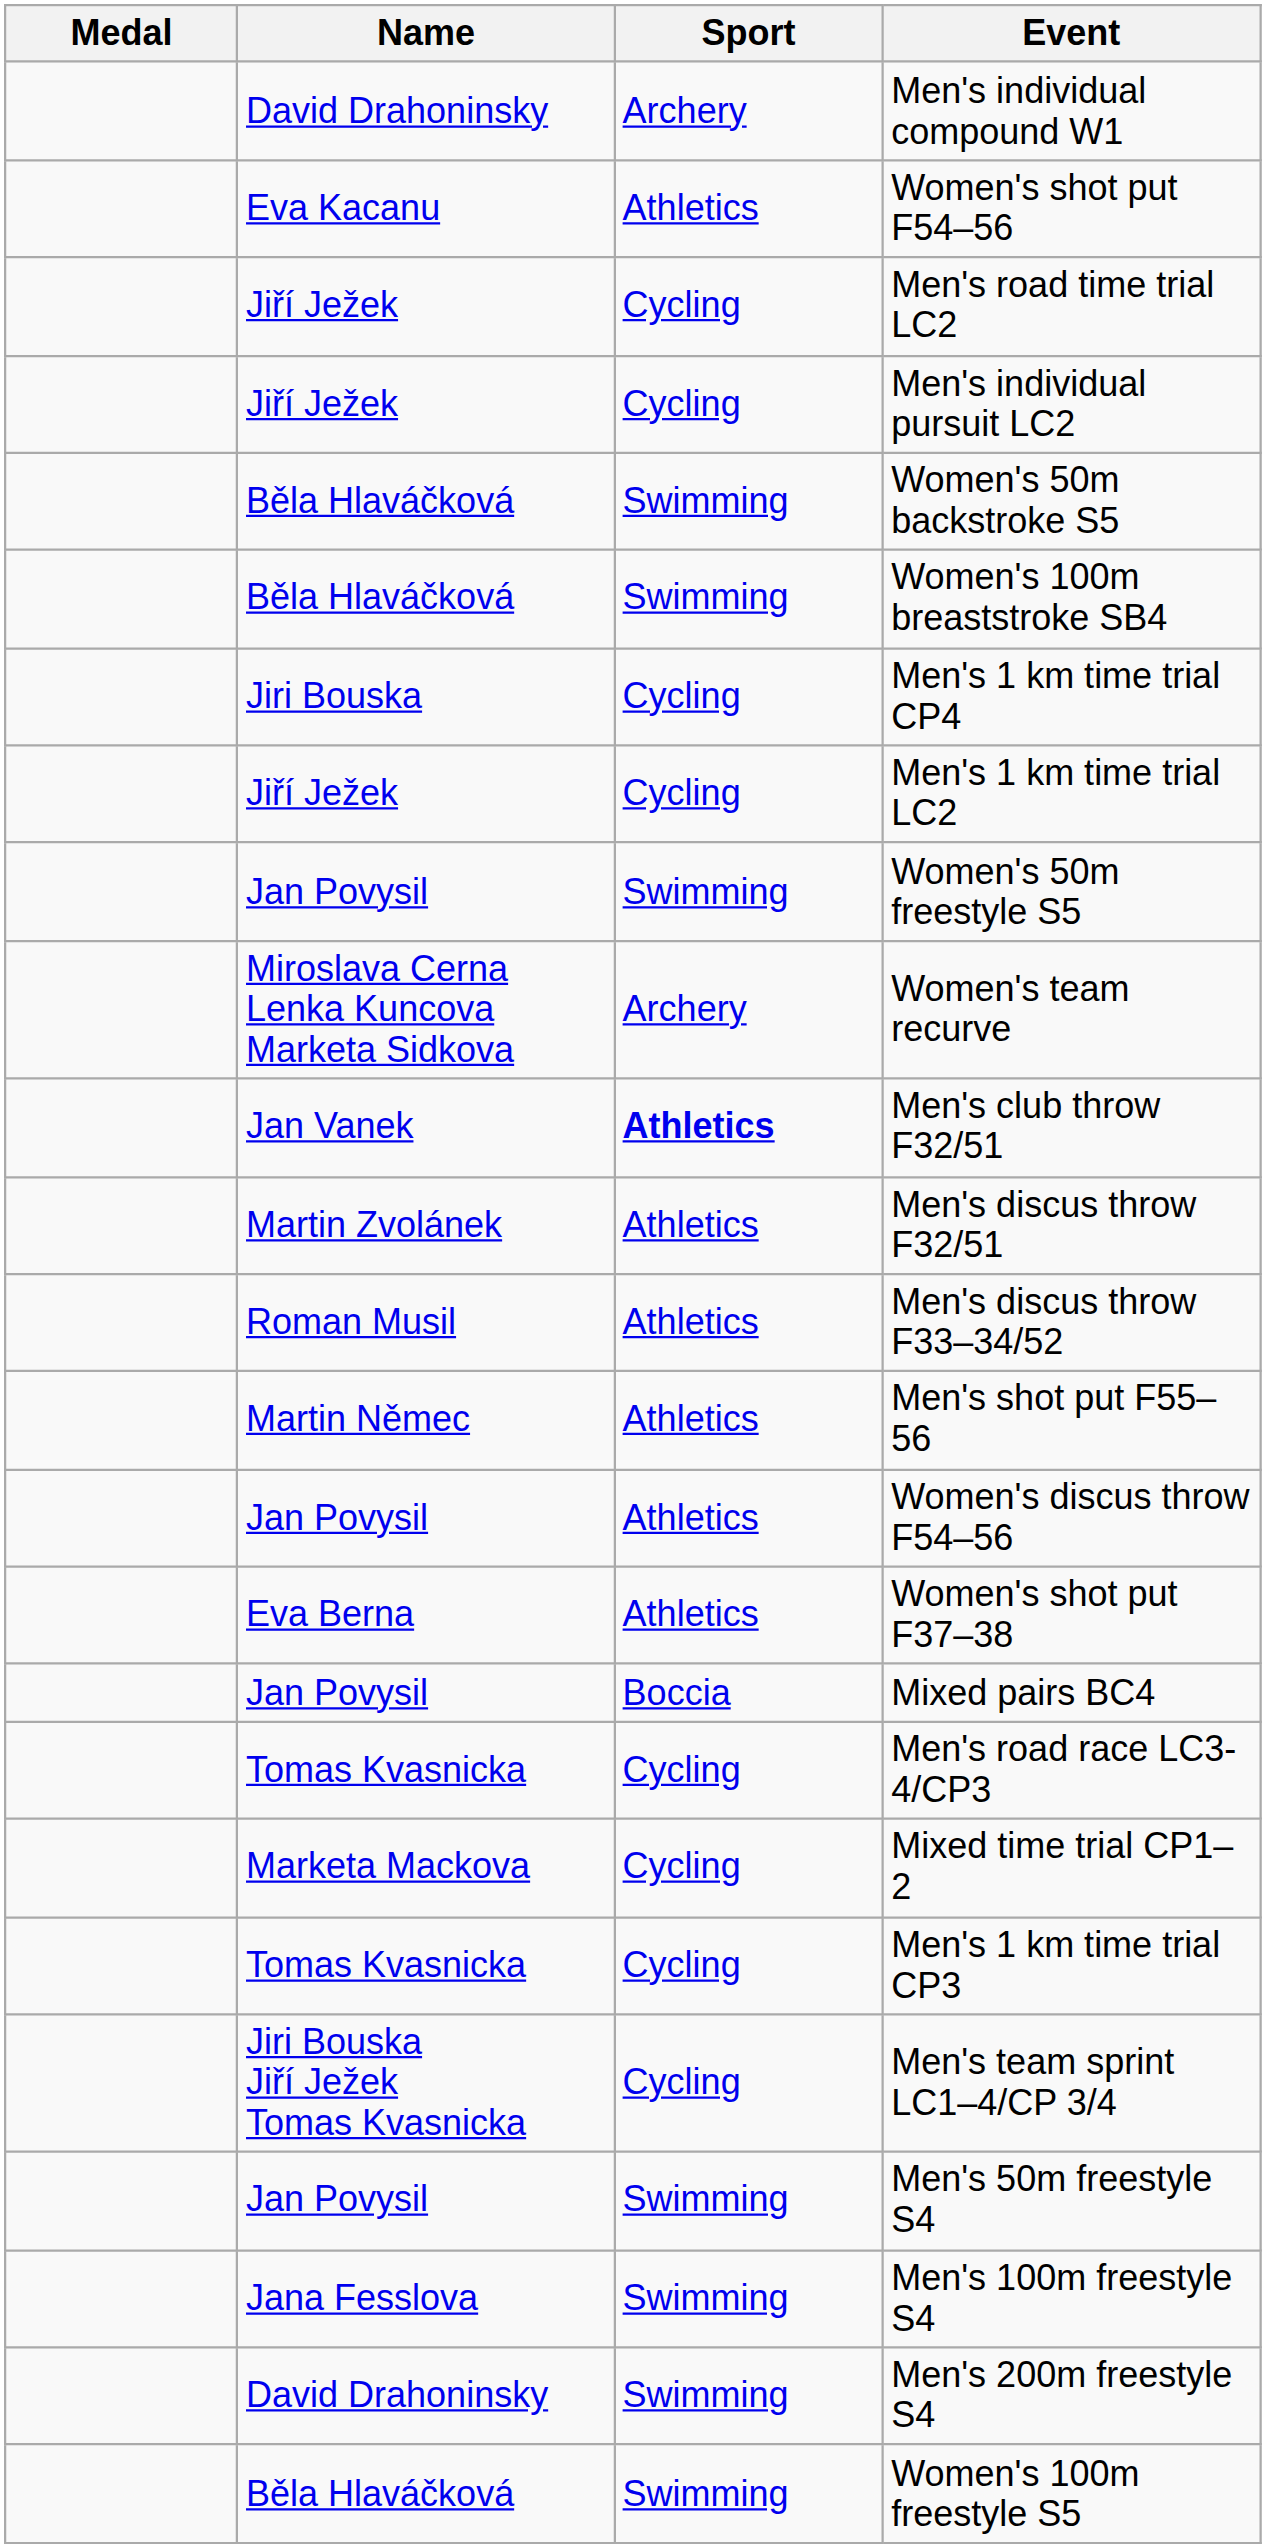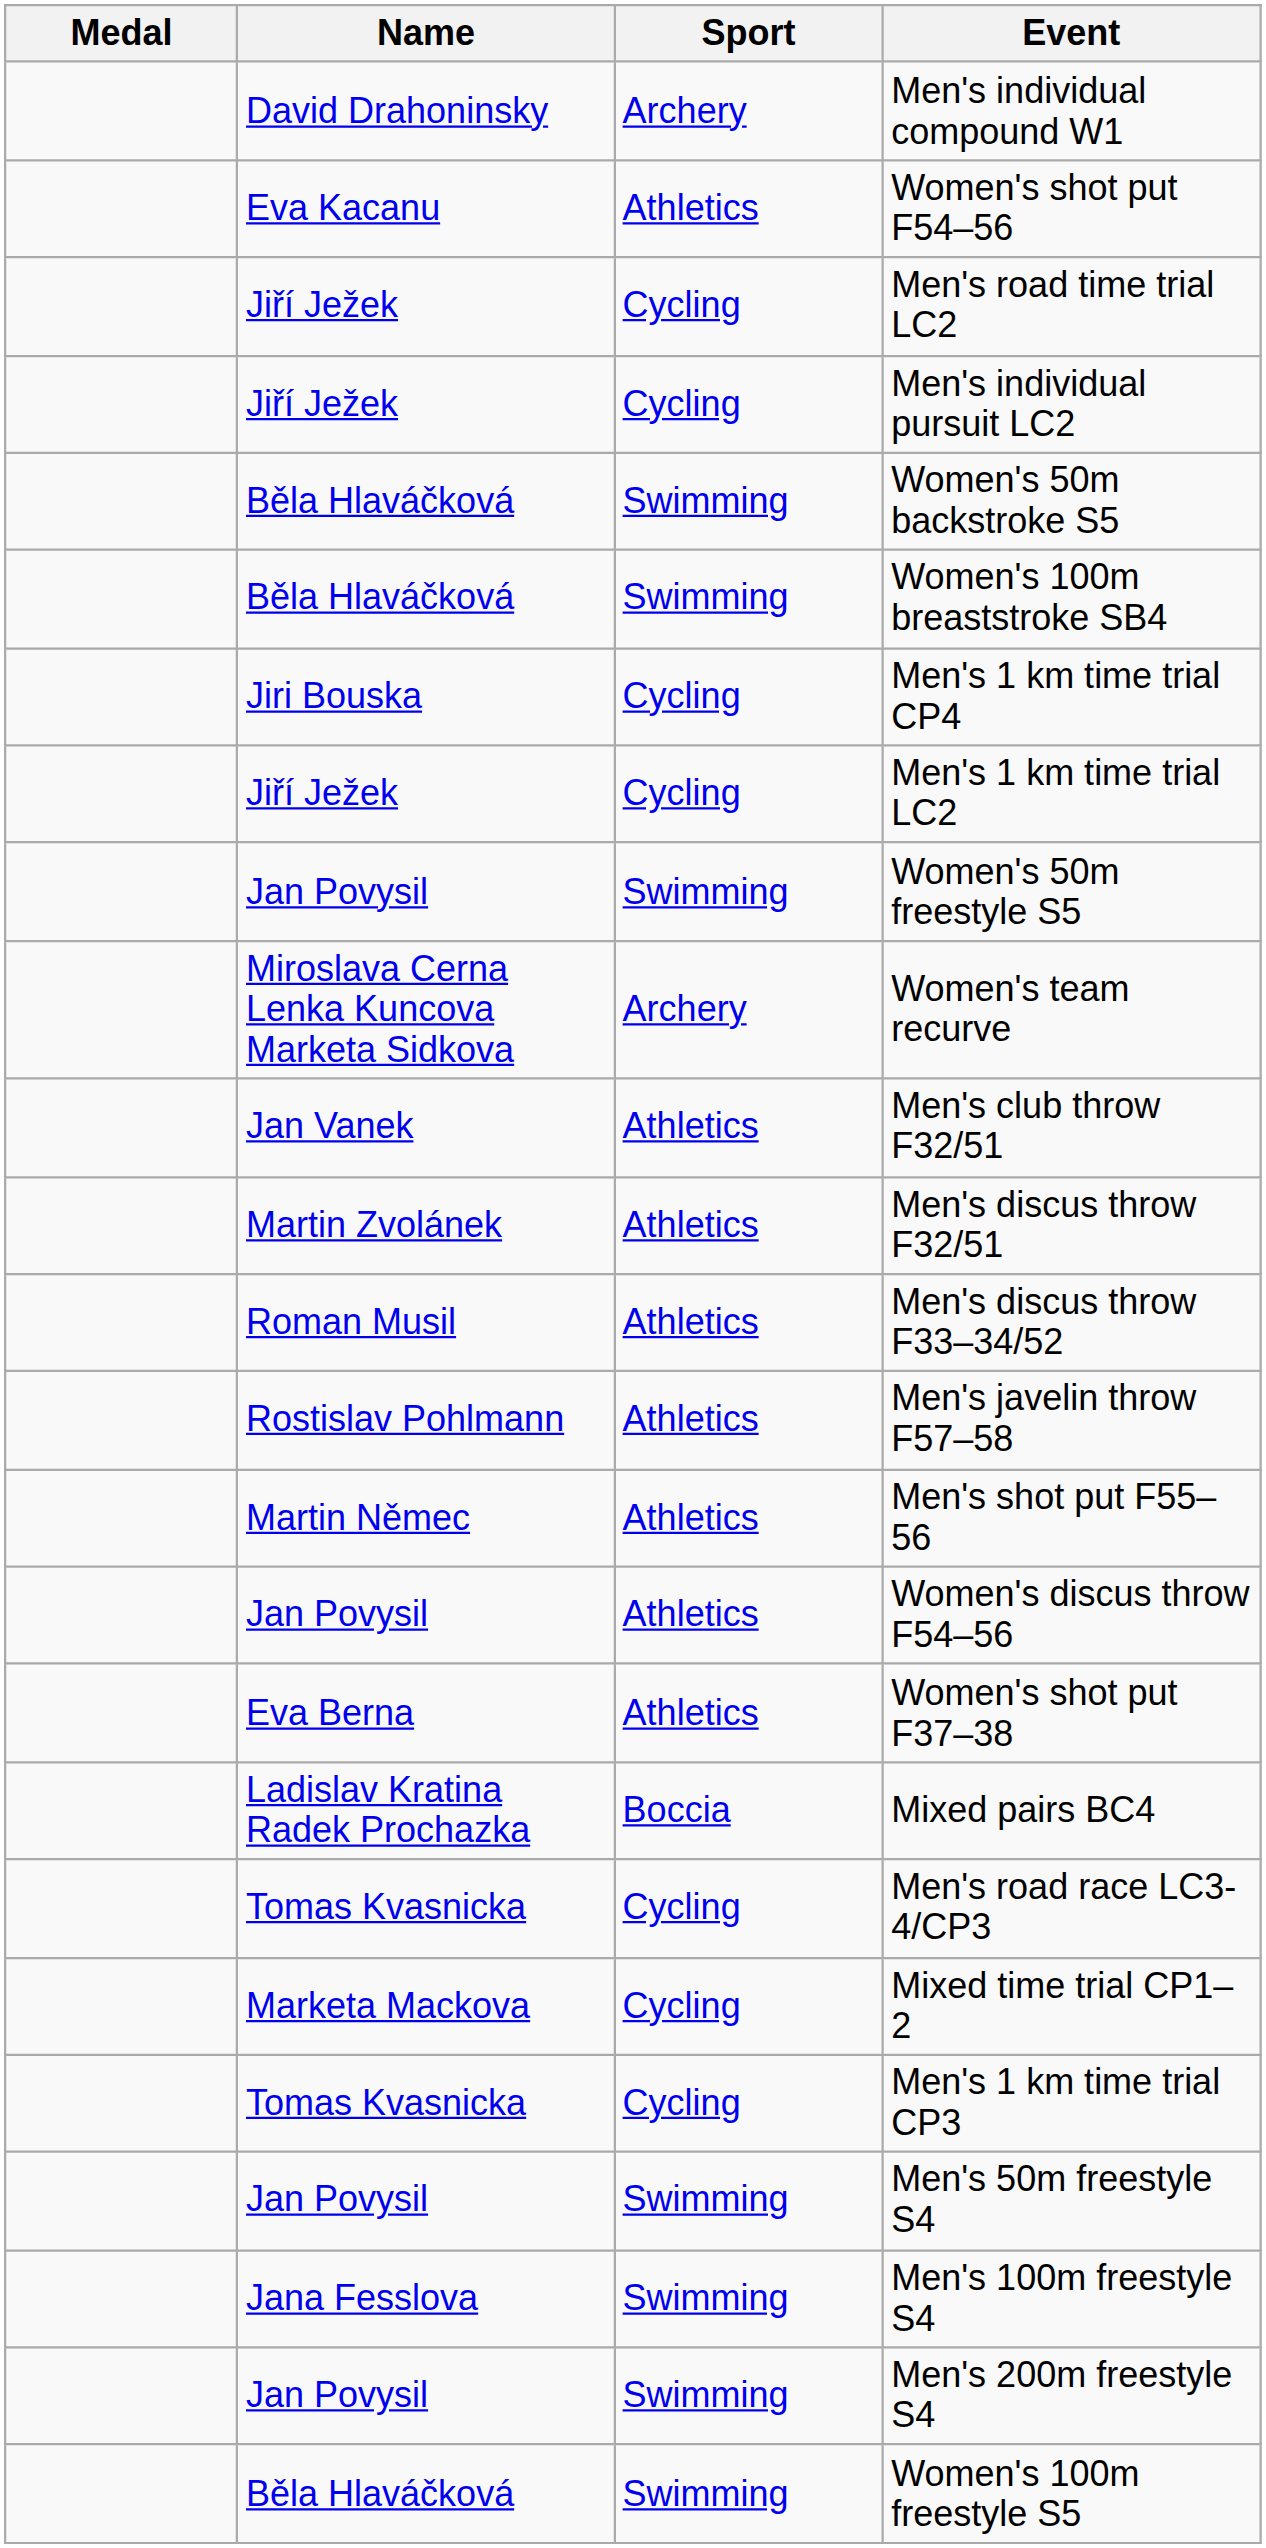(699, 1126) bold -> (691, 1126) normal
+ row: (1044, 1419)
(337, 1692) Jan Povysil -> (388, 1809) Ladislav Kratina Radek Prochazka
- row: (1033, 2082)
(397, 2395) David Drahoninsky -> (337, 2395) Jan Povysil
